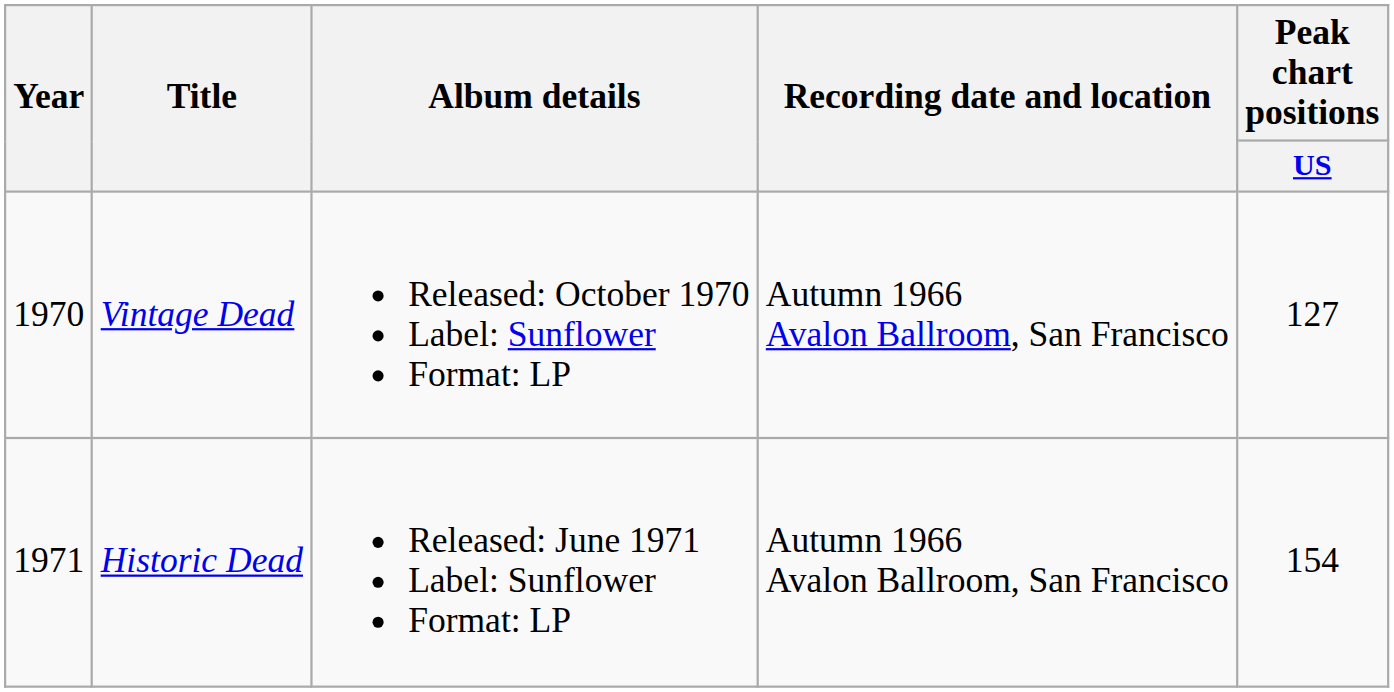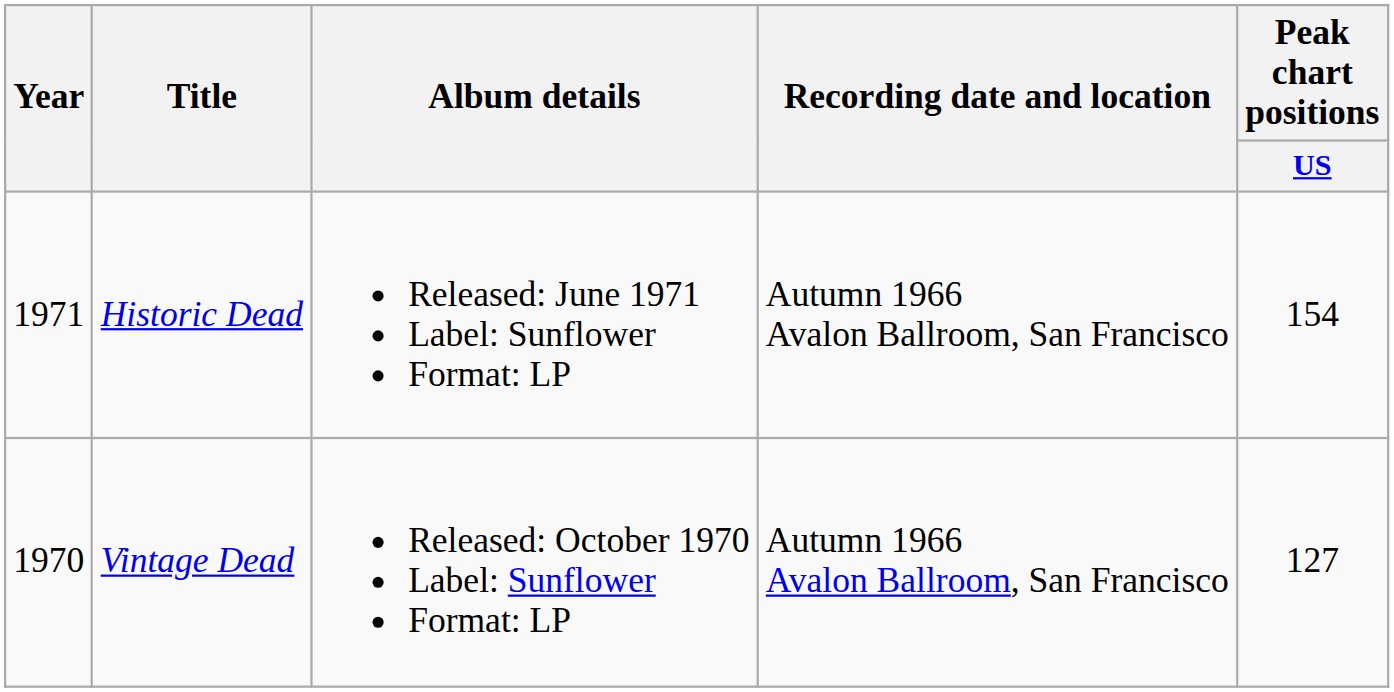rows swapped: (198, 314) <-> (202, 561)
